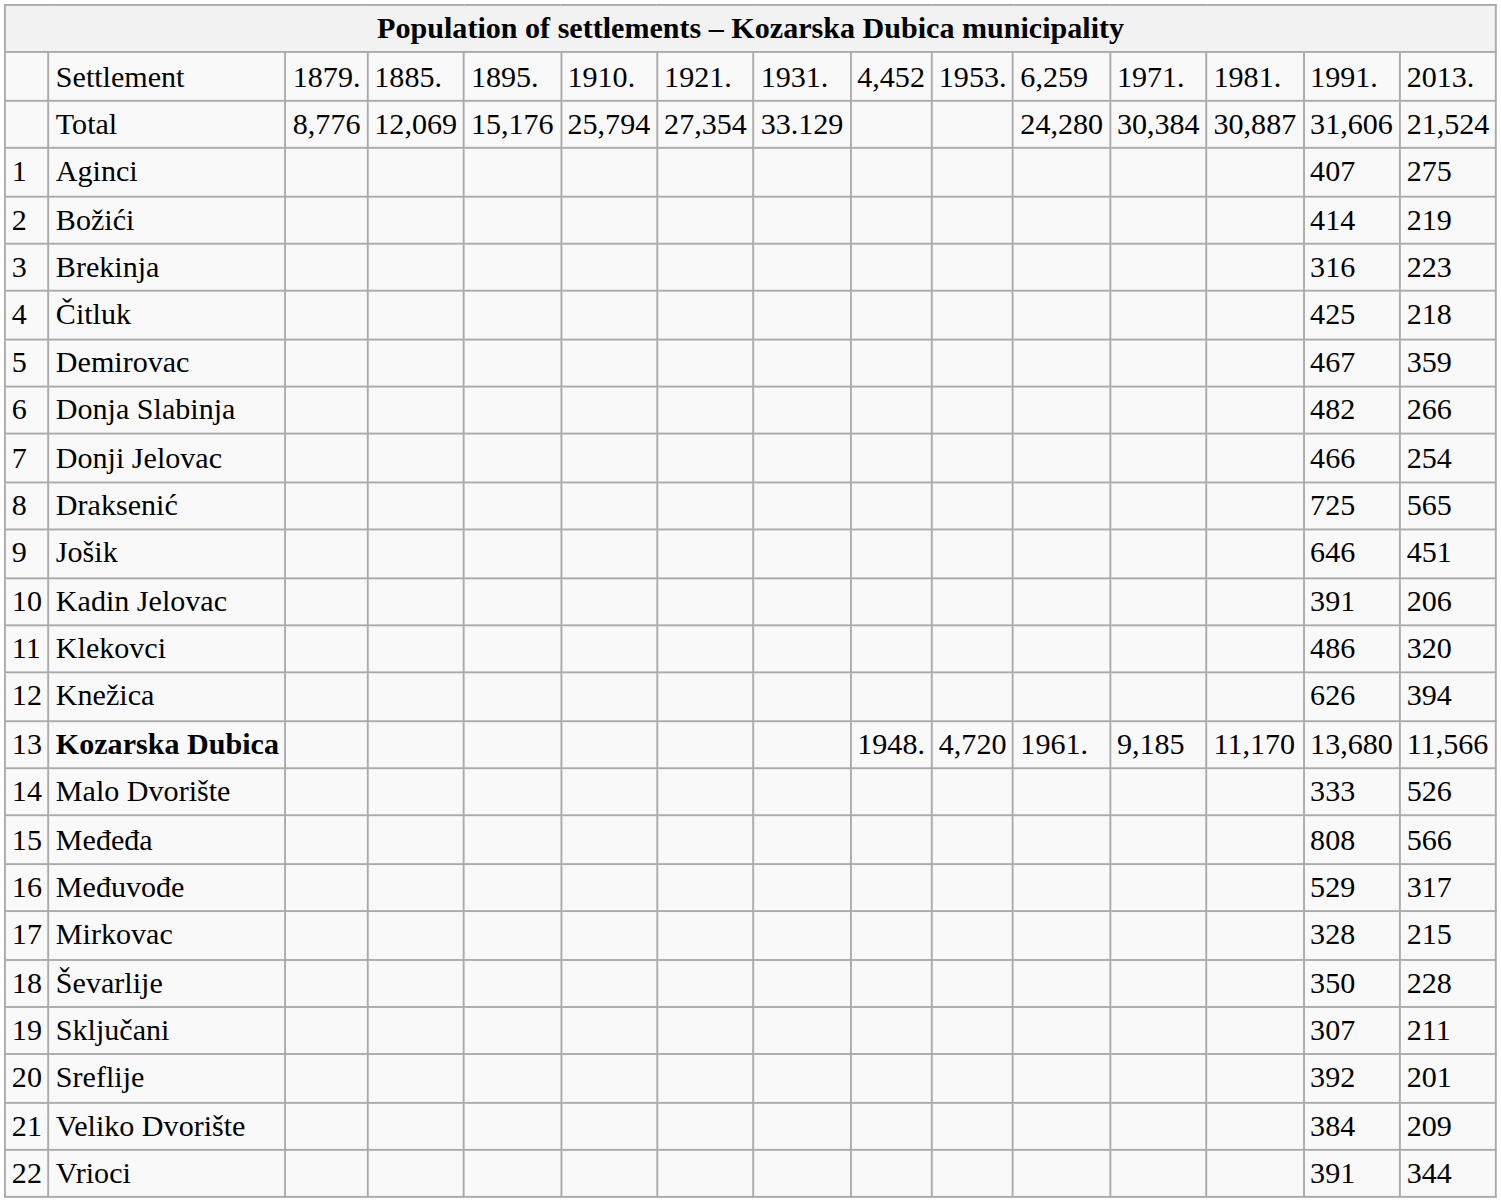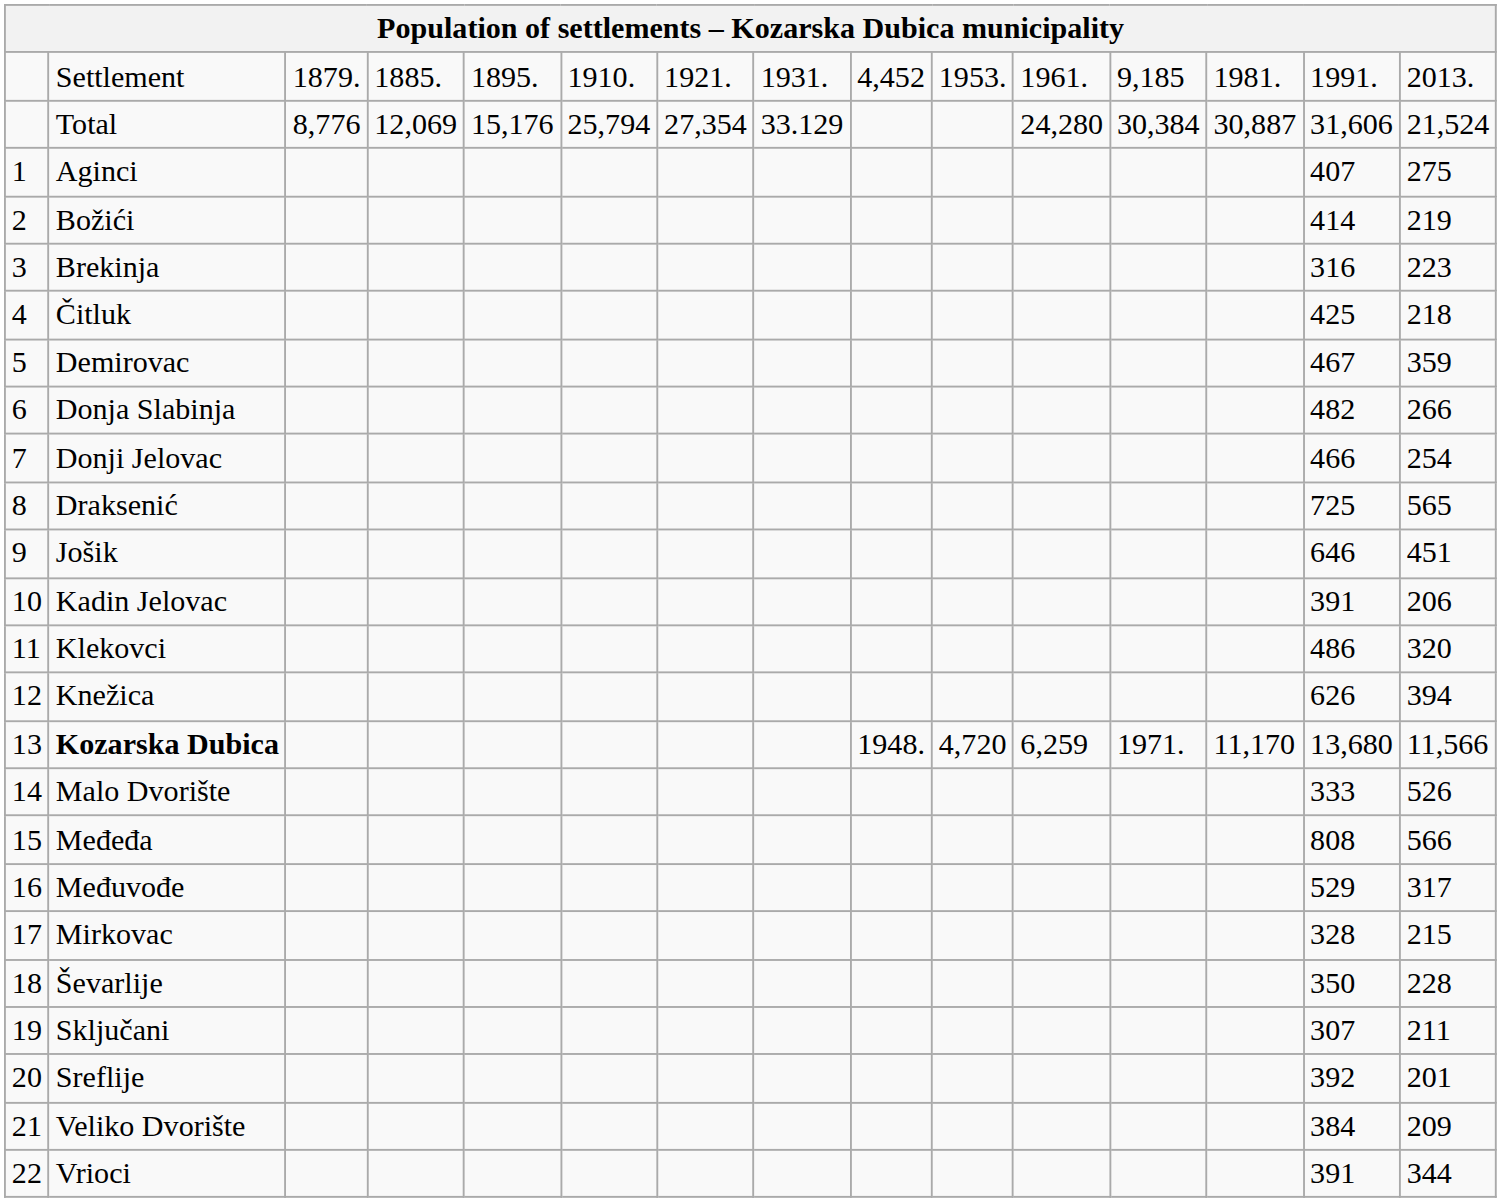(1054, 76) 6,259 -> (1054, 76) 1961.
(1151, 76) 1971. -> (1151, 76) 9,185
(1054, 743) 1961. -> (1054, 743) 6,259
(1151, 743) 9,185 -> (1151, 743) 1971.
